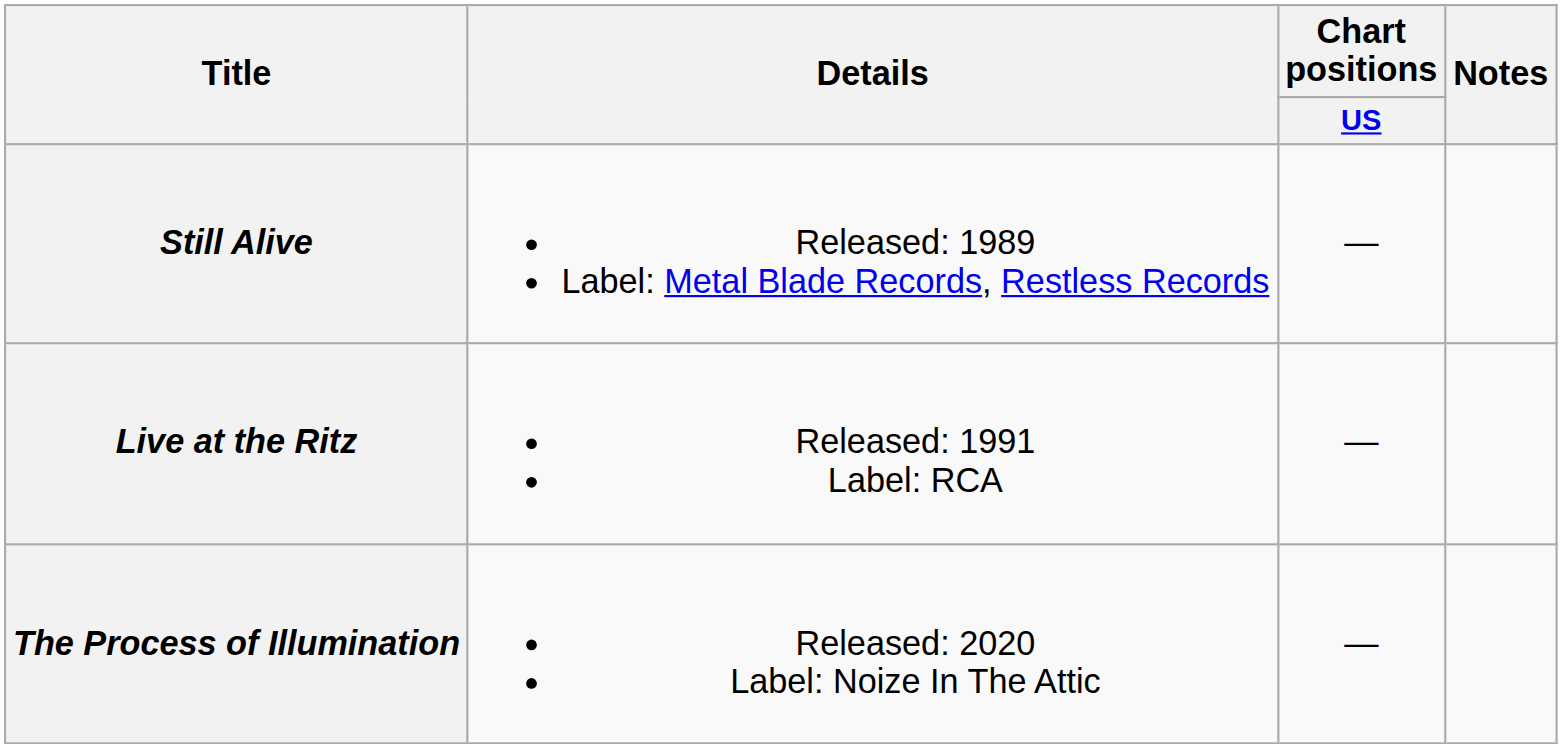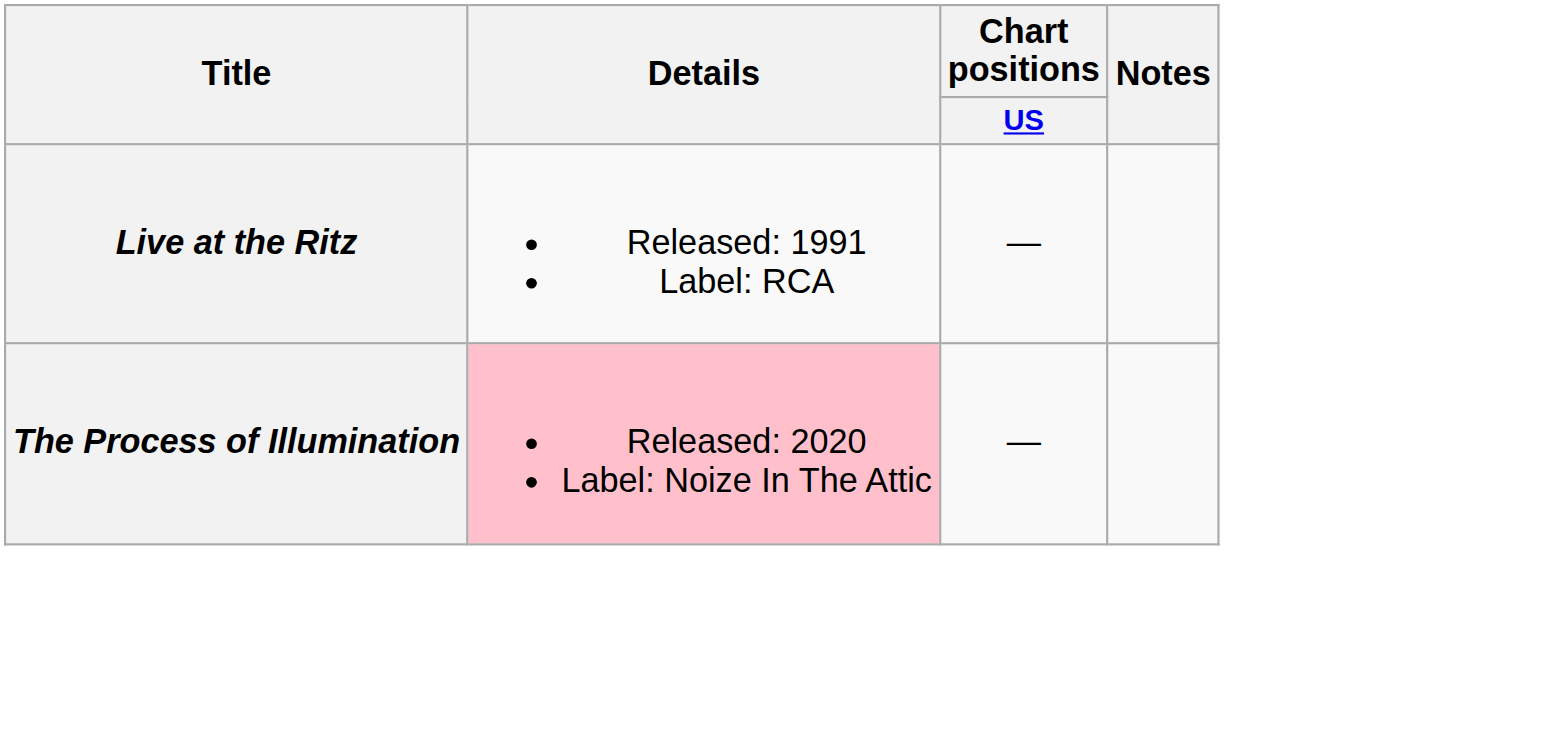- row: (236, 243)
(873, 663) no background -> (704, 463) pink background
